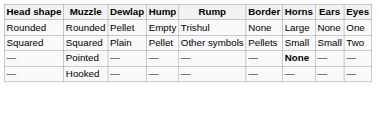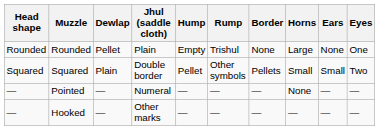+ column: (154, 23)
(297, 58) bold -> (300, 91) normal
